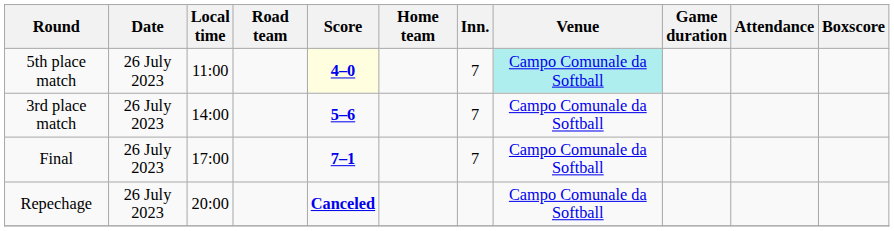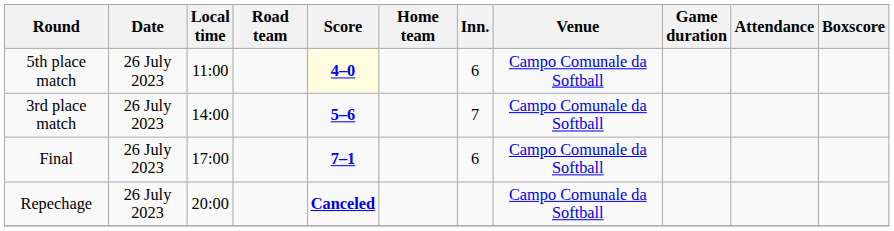(475, 70) 7 -> (475, 70) 6
(578, 70) paleturquoise background -> (578, 70) no background
(475, 159) 7 -> (475, 159) 6
